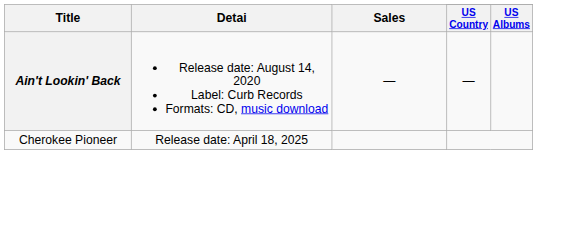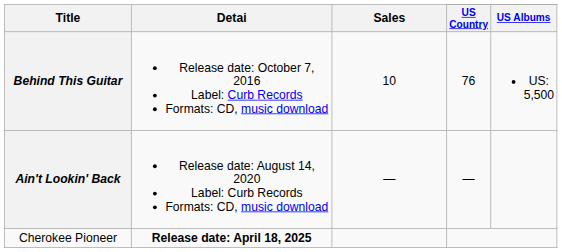+ row: (68, 81)
(232, 140) normal -> (232, 238) bold
